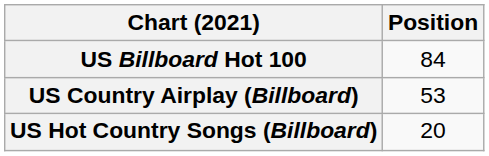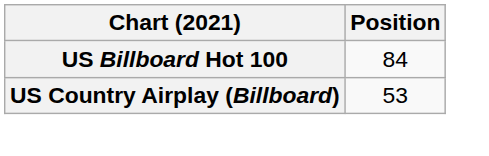- row: (194, 131)
